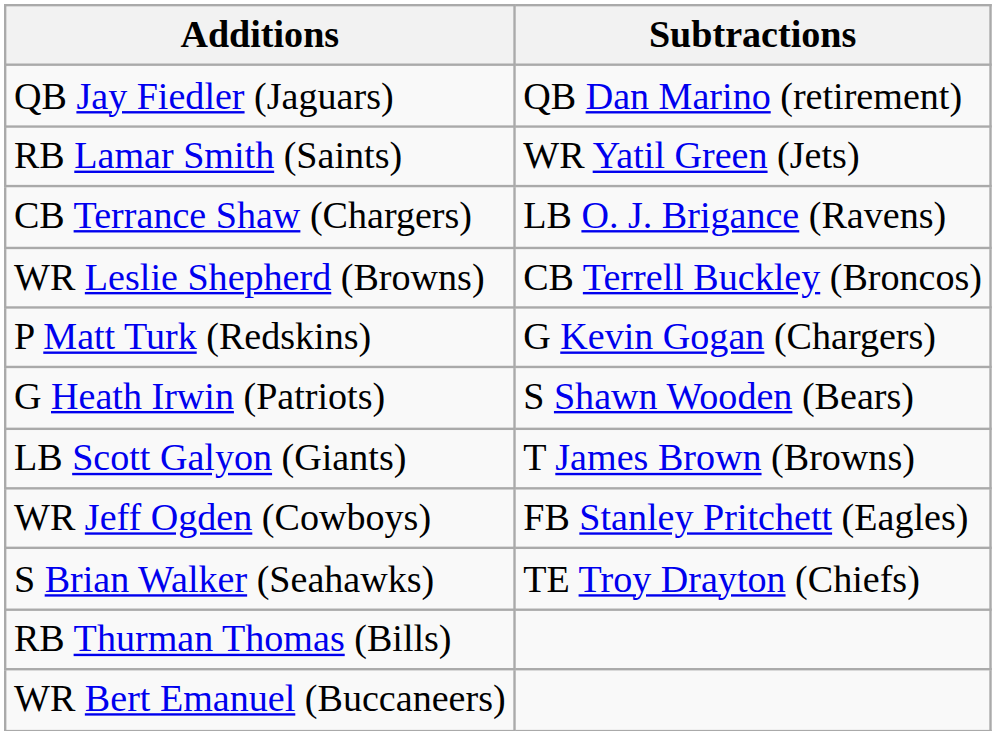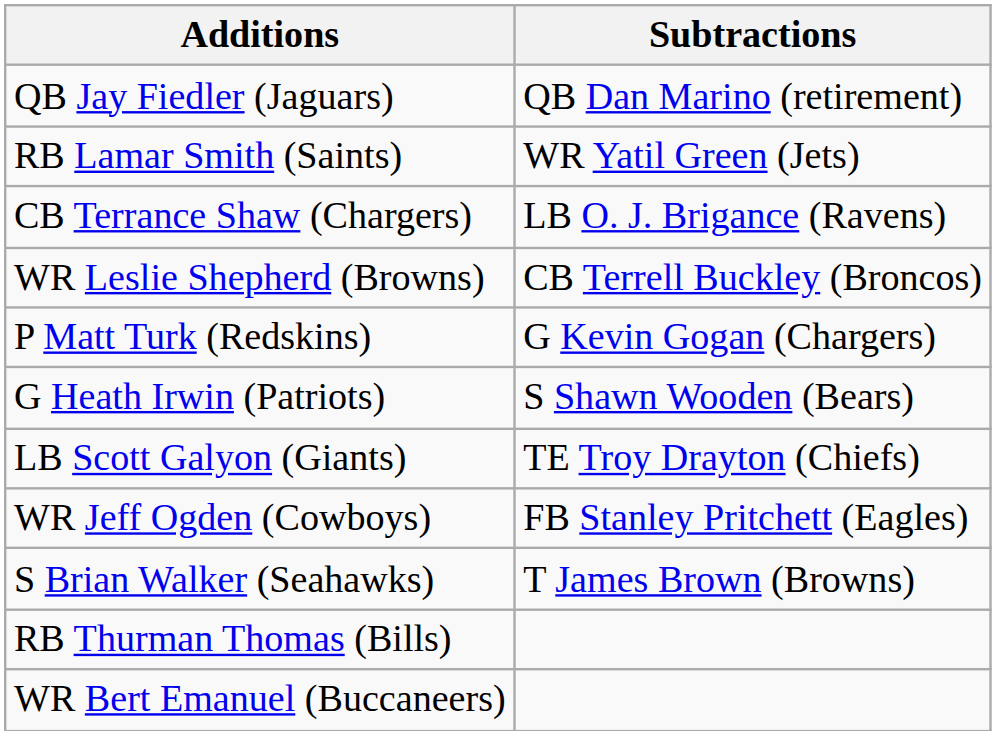(719, 457) T James Brown (Browns) -> (722, 457) TE Troy Drayton (Chiefs)
(722, 578) TE Troy Drayton (Chiefs) -> (719, 578) T James Brown (Browns)
